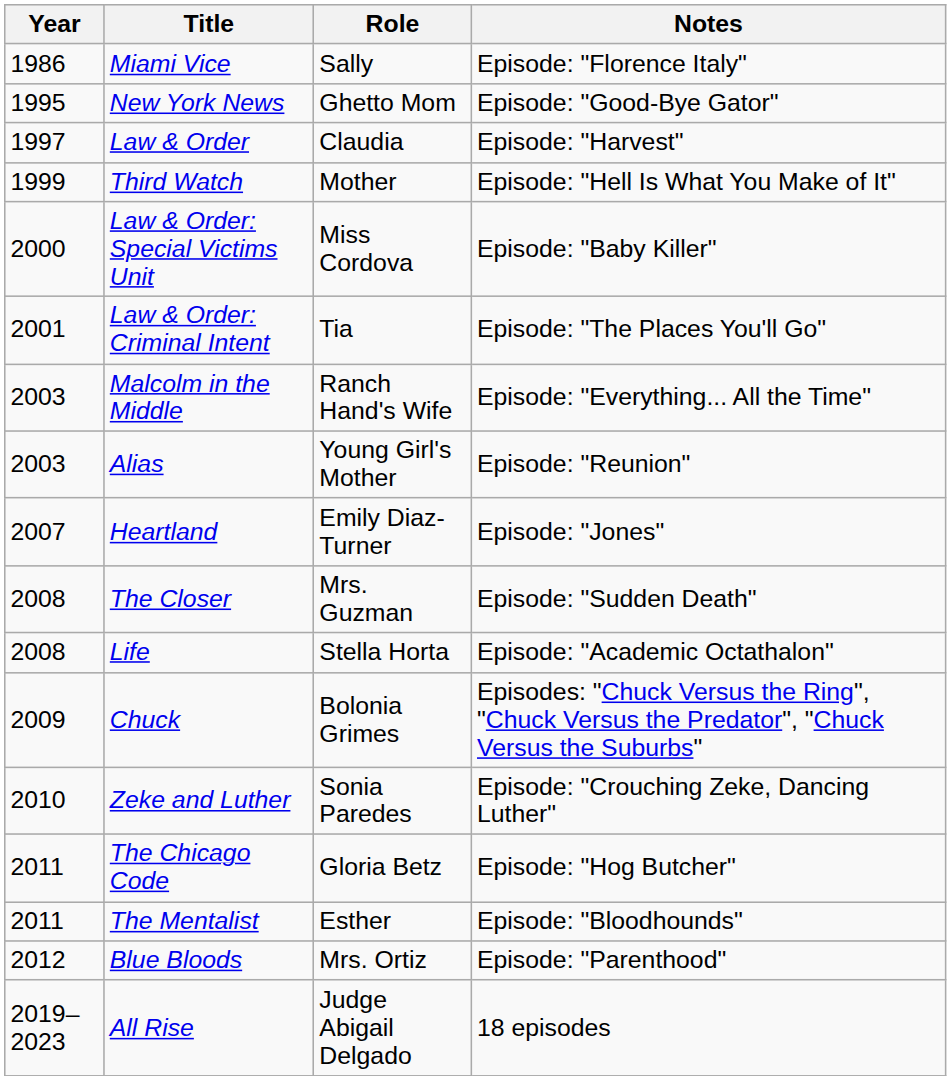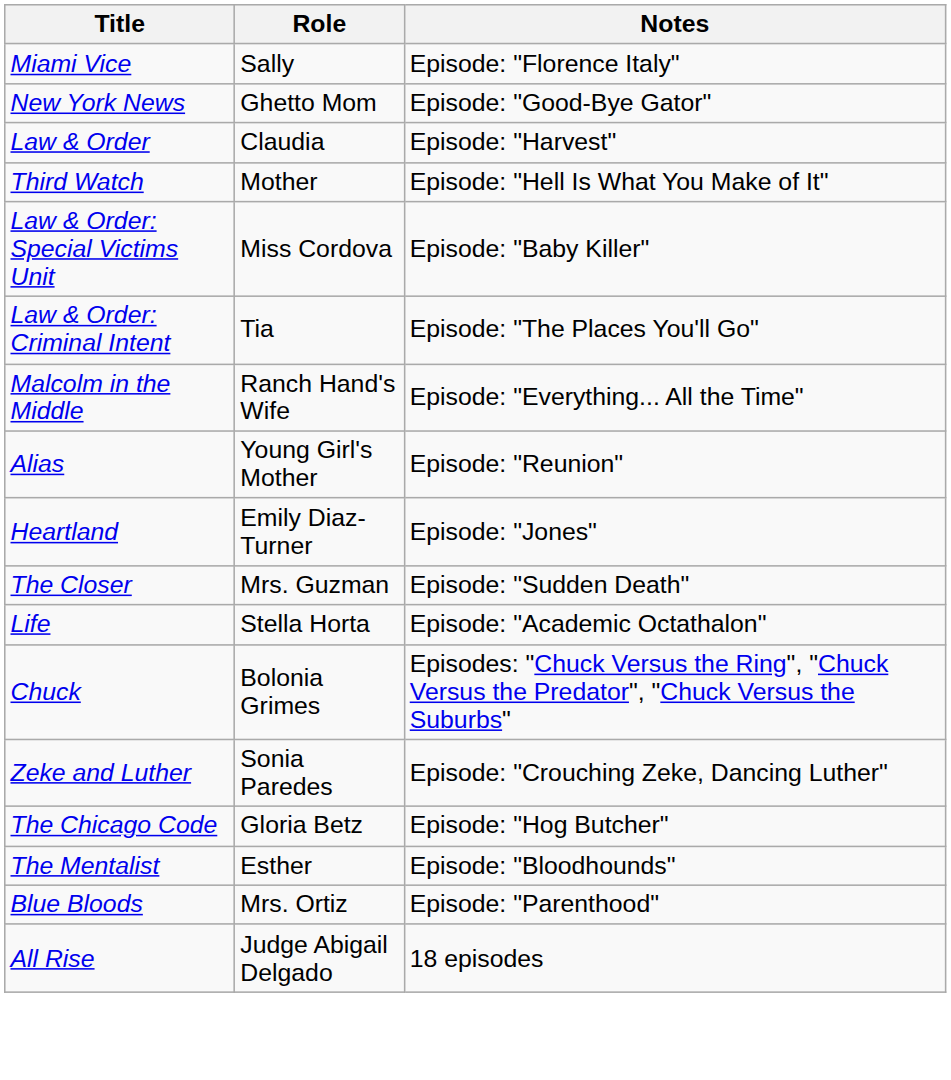- column: (54, 24)
